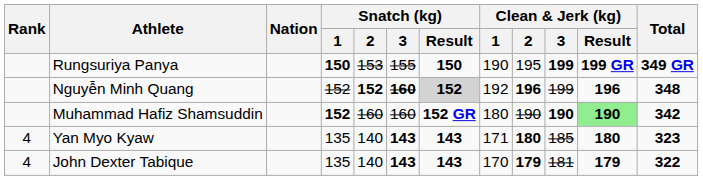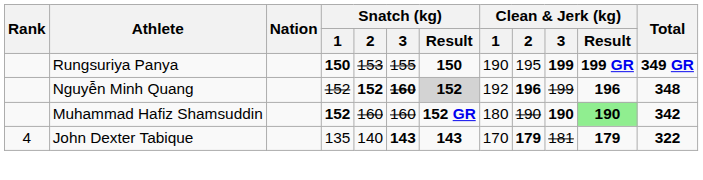- row: (103, 138)
